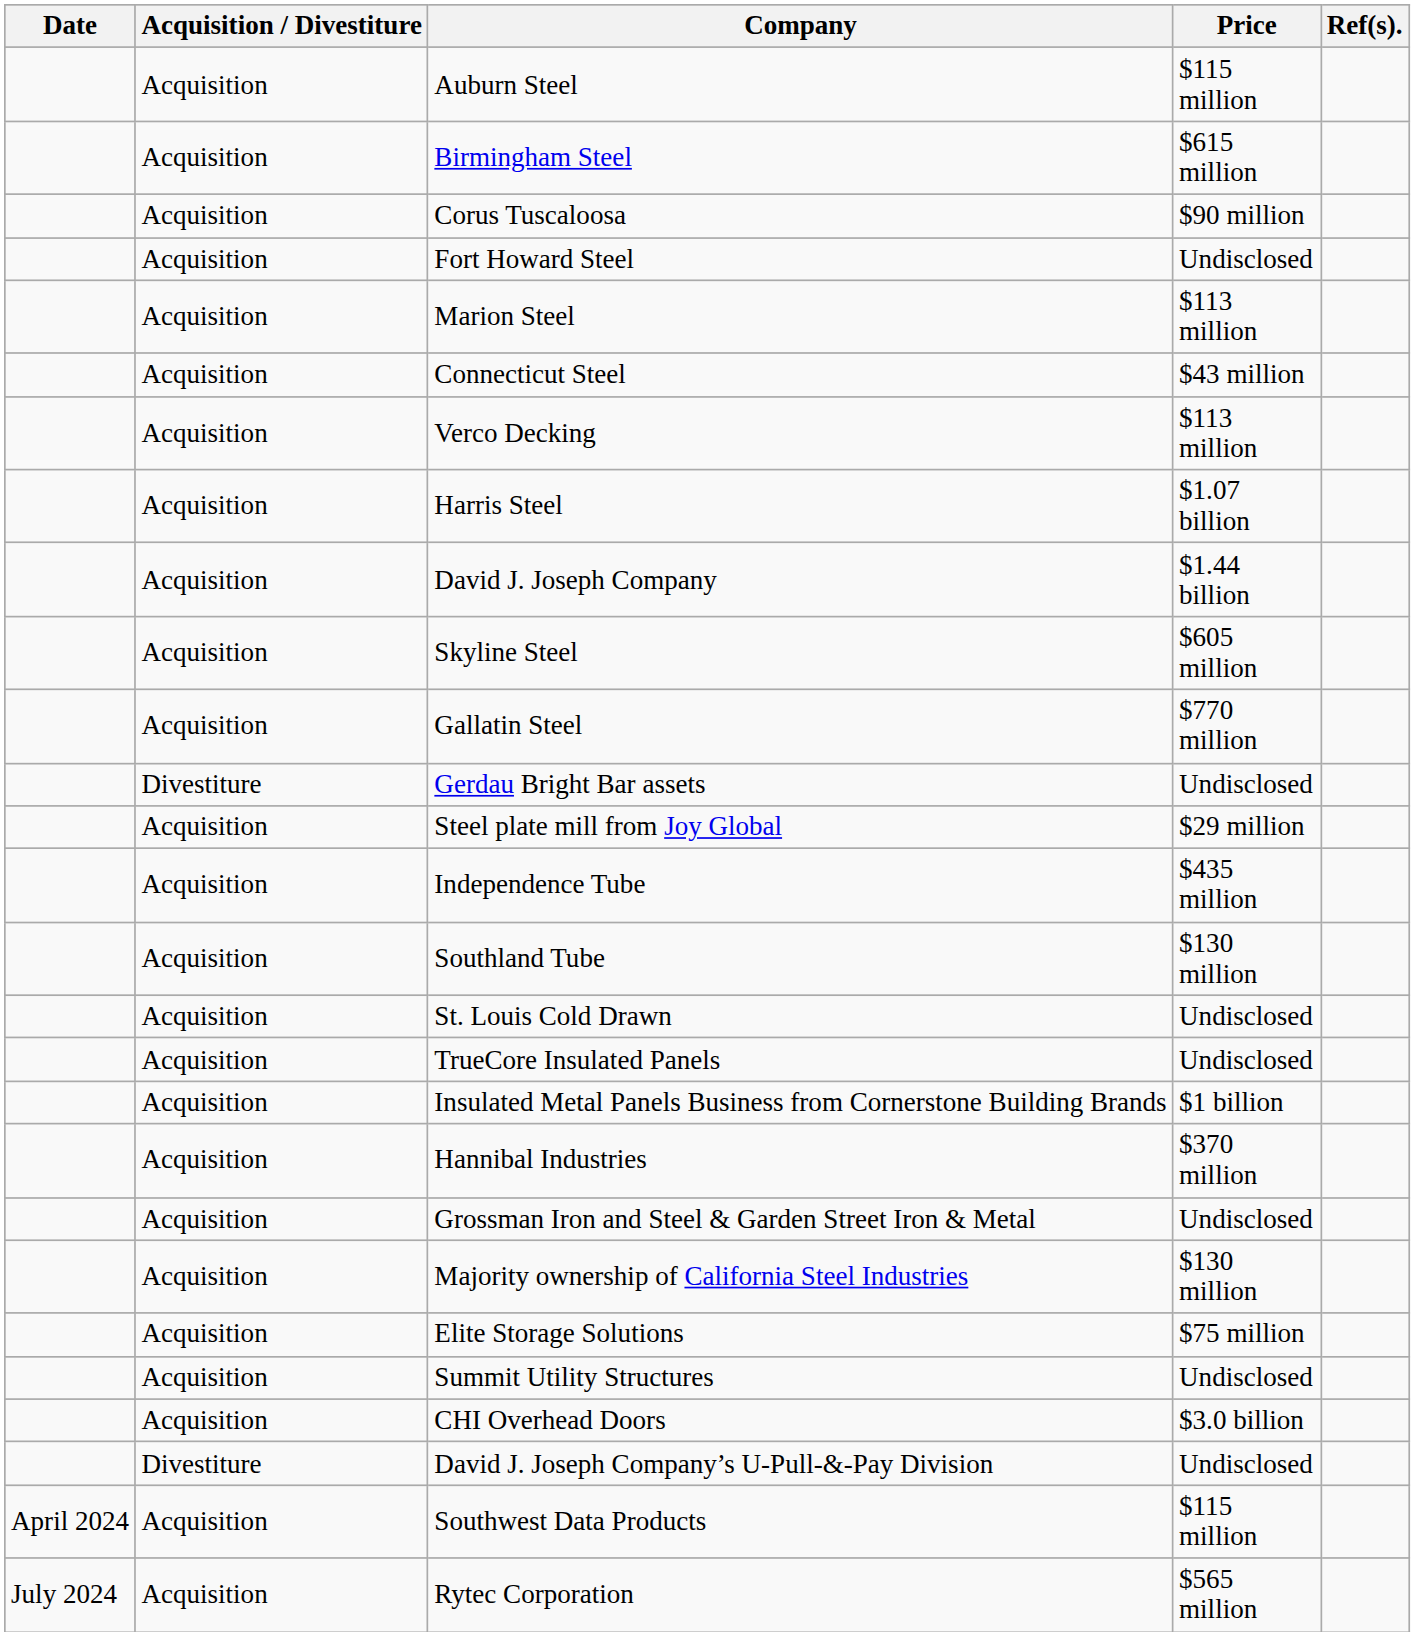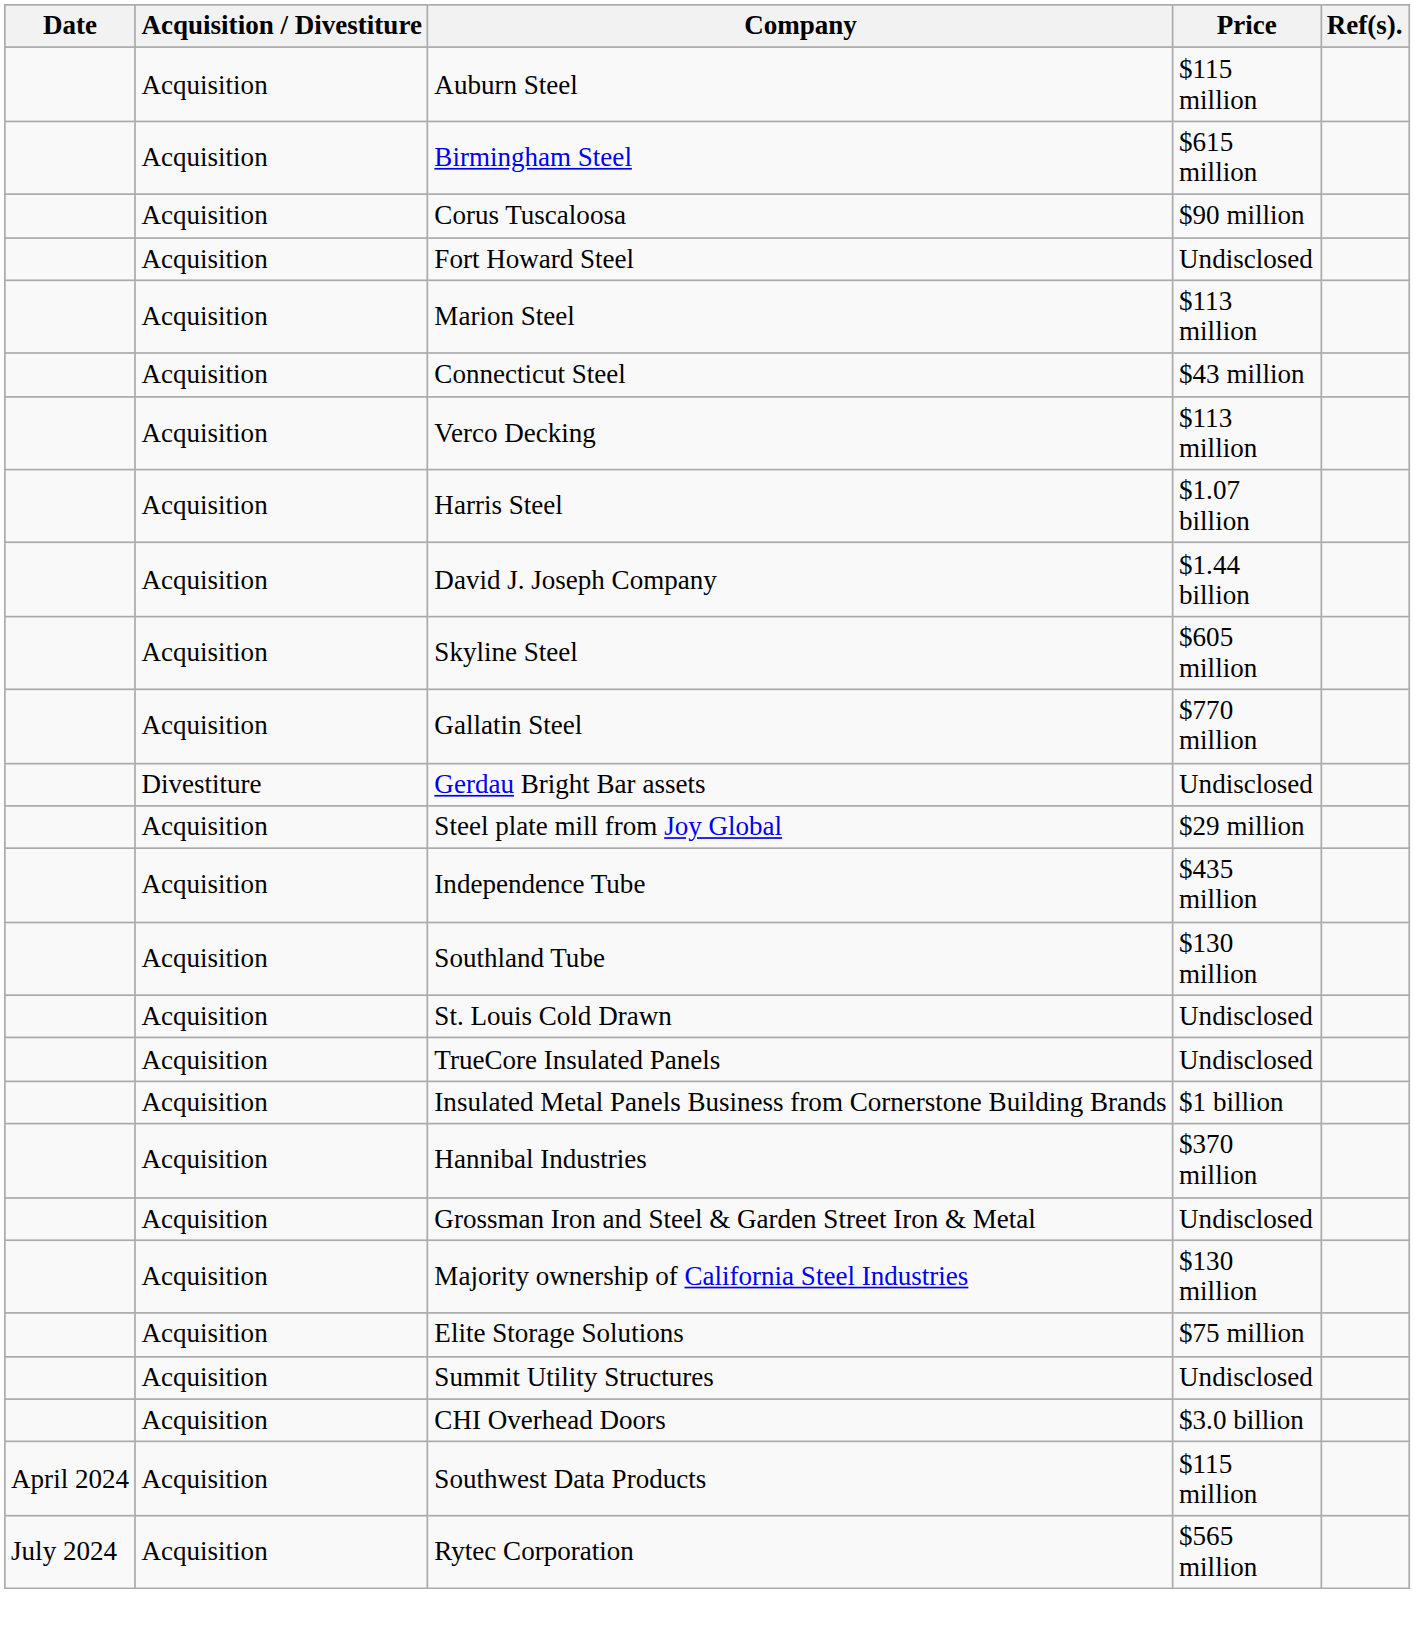- row: (714, 1463)
